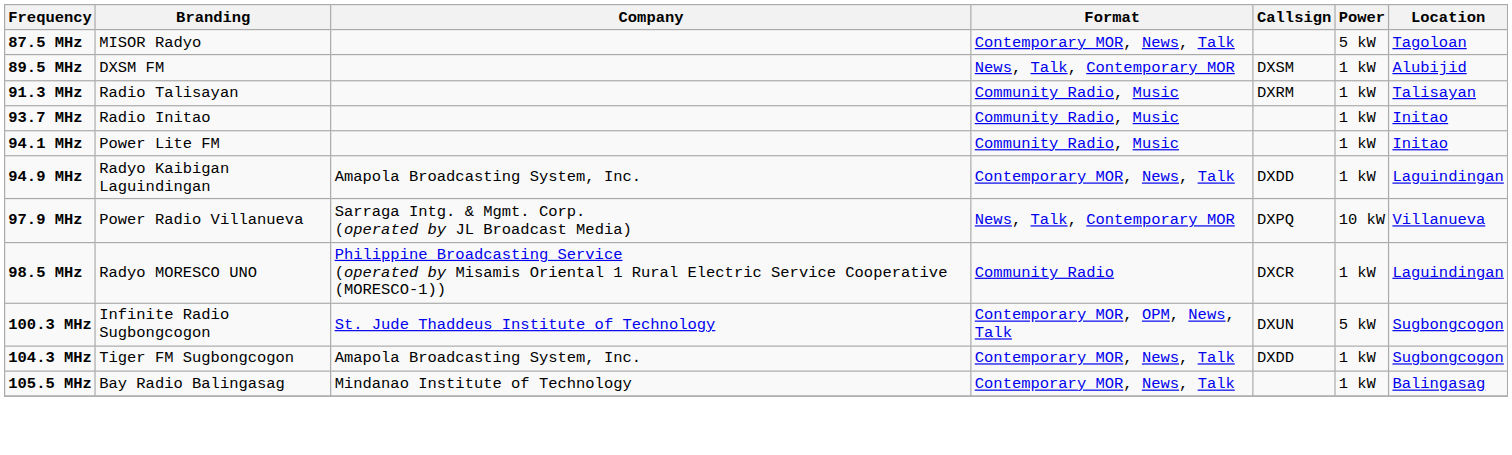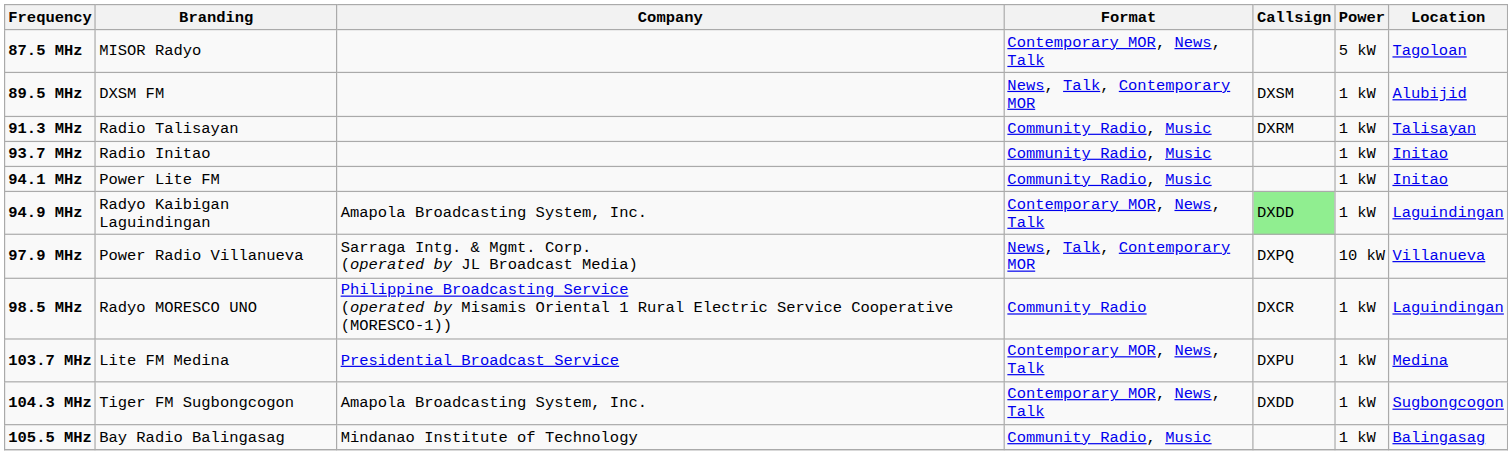(1276, 177) no background -> (1276, 213) lightgreen background
- row: (50, 324)
+ row: (50, 360)
(1105, 384) Contemporary MOR, News, Talk -> (1109, 437) Community Radio, Music
